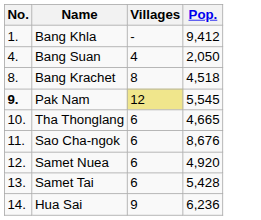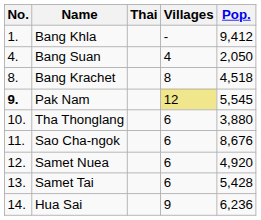+ column: (144, 15)
(203, 120) 4,665 -> (236, 120) 3,880
